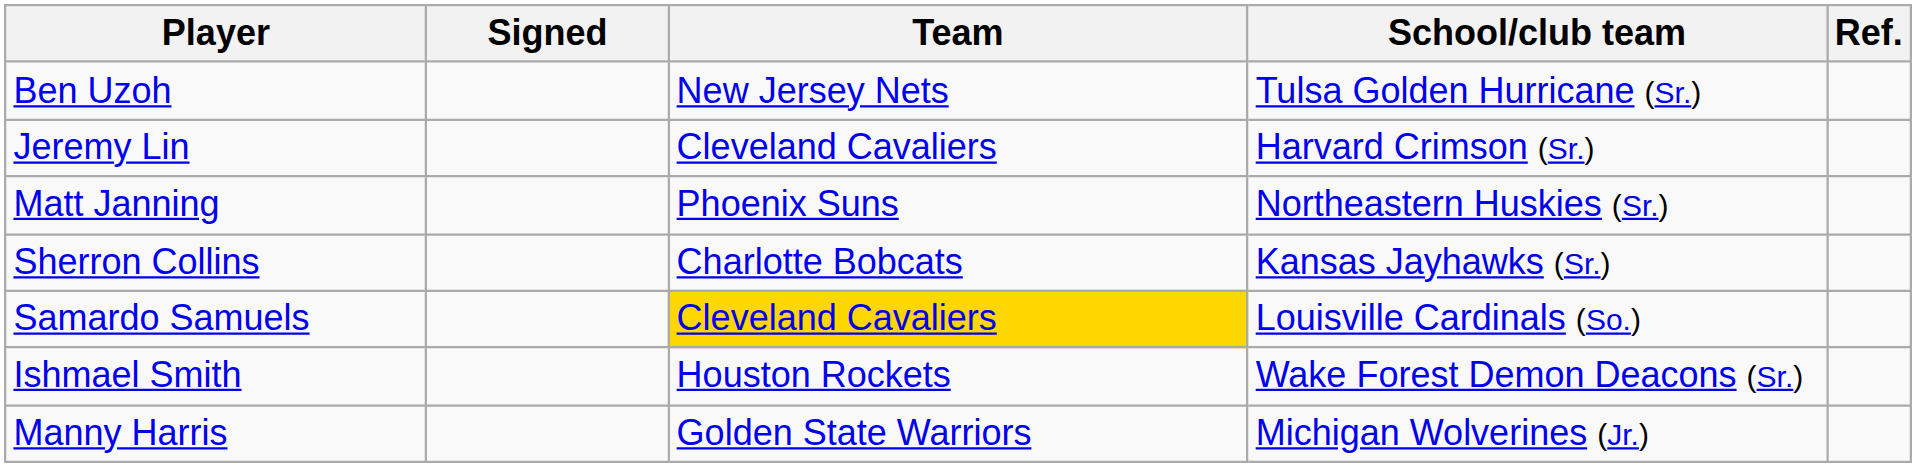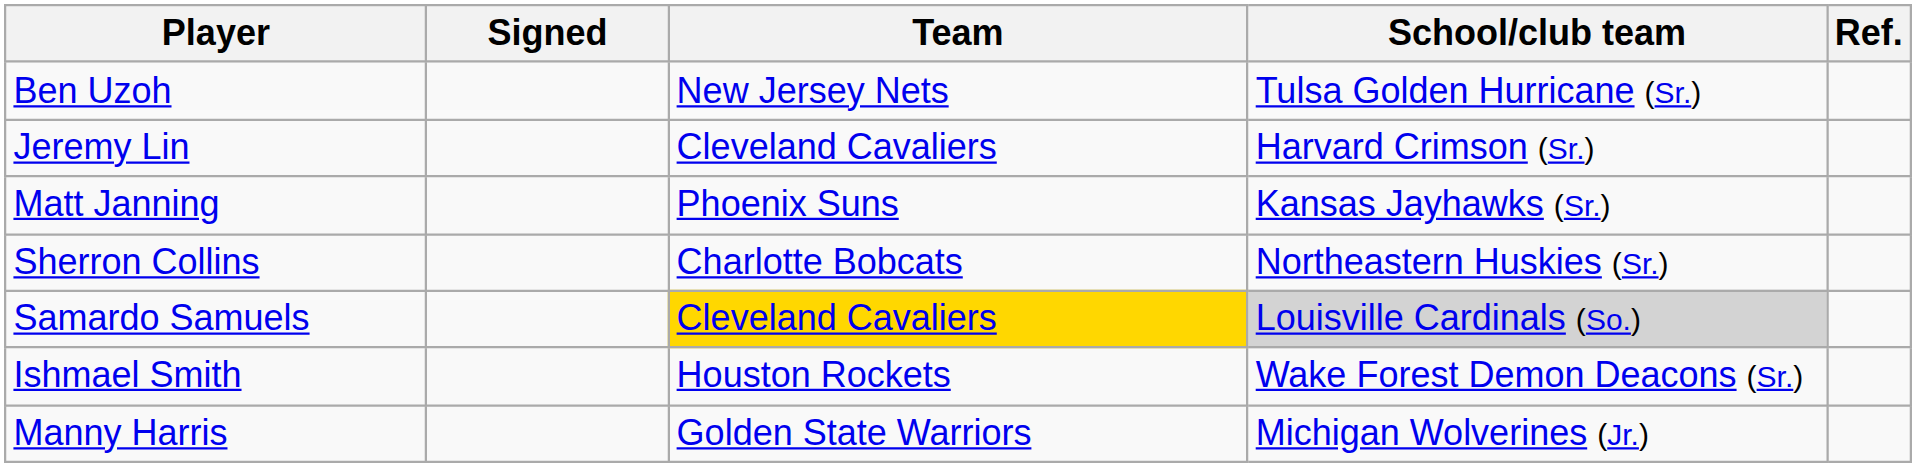(1462, 204) Northeastern Huskies (Sr.) -> (1433, 204) Kansas Jayhawks (Sr.)
(1433, 261) Kansas Jayhawks (Sr.) -> (1462, 261) Northeastern Huskies (Sr.)
(1448, 318) no background -> (1448, 318) lightgrey background
